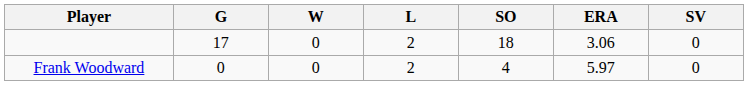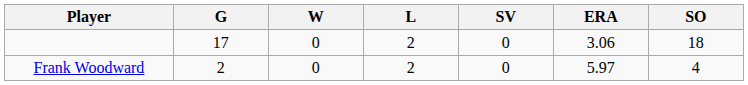columns swapped: (696, 17) <-> (506, 17)
(221, 67) 0 -> (221, 67) 2
